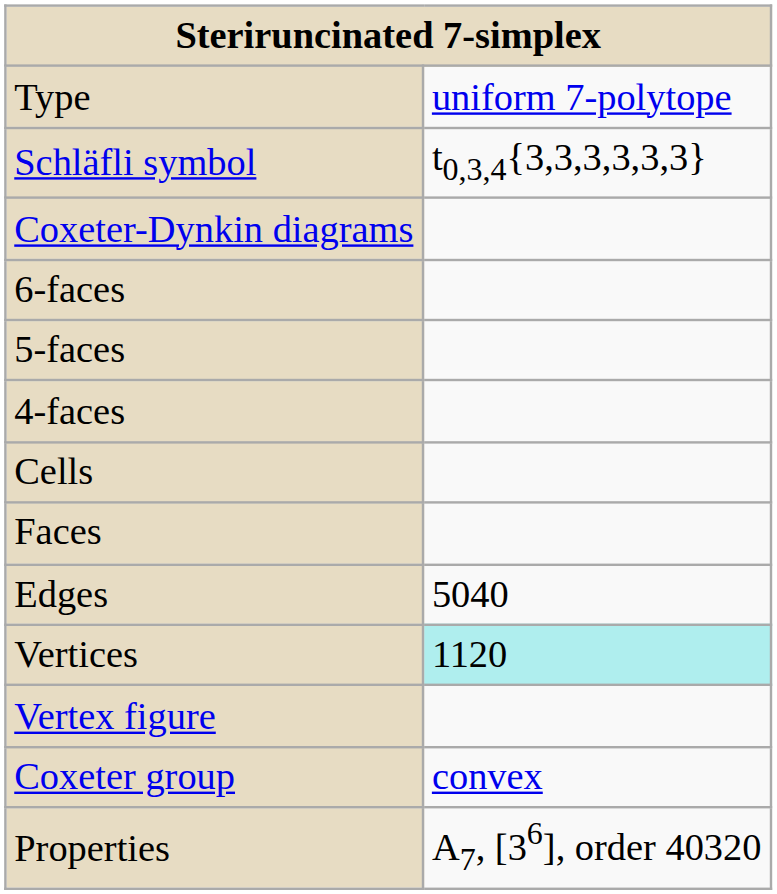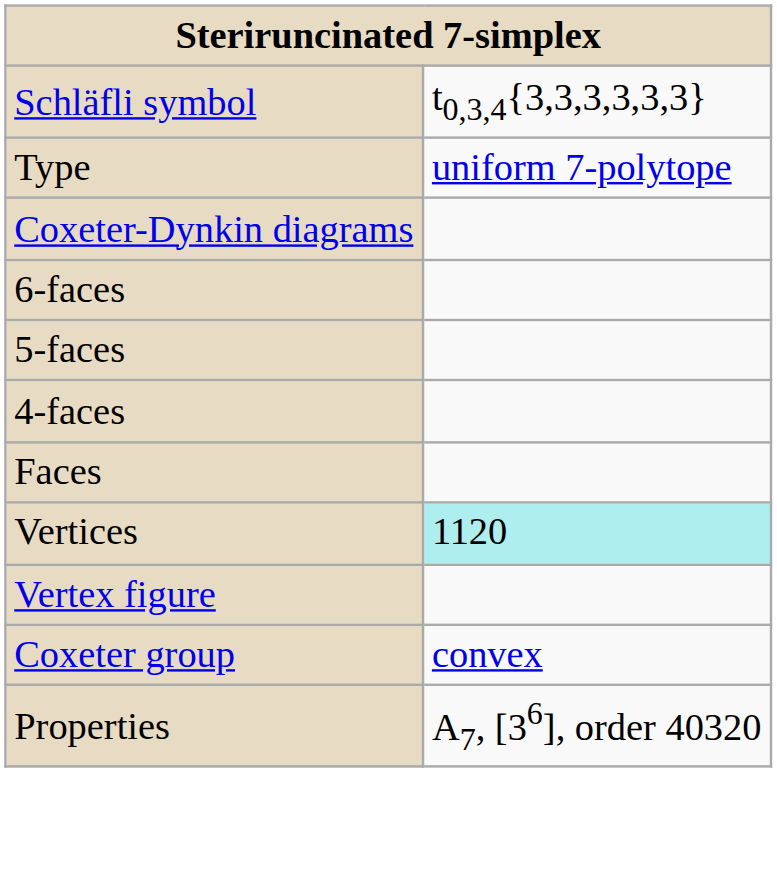rows swapped: (52, 96) <-> (135, 162)
- row: (54, 471)
- row: (61, 593)
